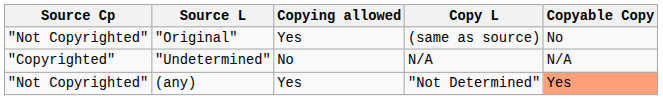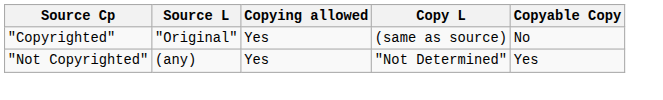(78, 38) "Not Copyrighted" -> (62, 38) "Copyrighted"
- row: (213, 61)
(559, 83) lightsalmon background -> (526, 61) no background
